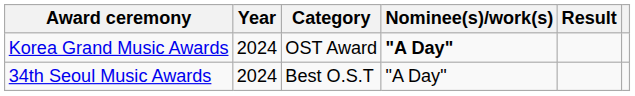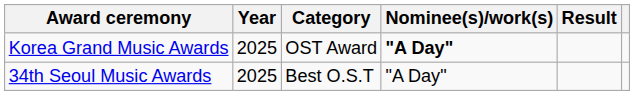(257, 47) 2024 -> (257, 47) 2025
(257, 76) 2024 -> (257, 76) 2025
